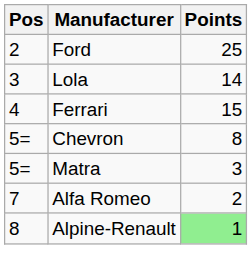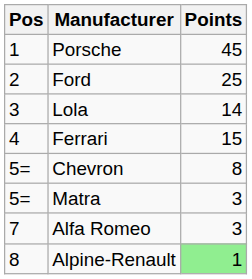+ row: (87, 50)
(237, 199) 2 -> (237, 229) 3
